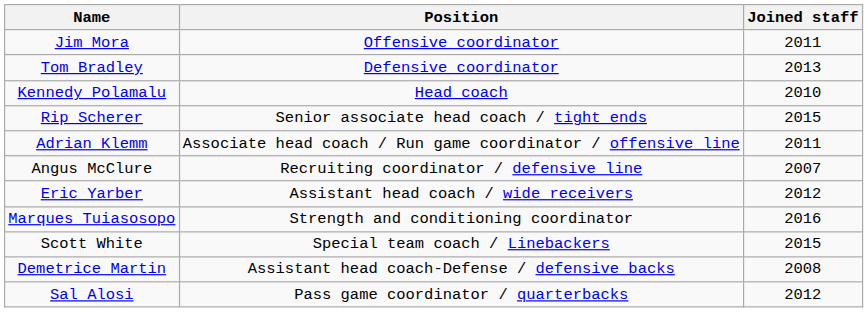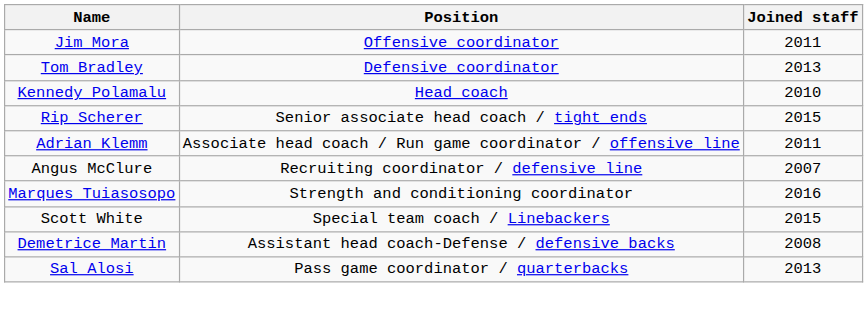- row: (92, 194)
(803, 295) 2012 -> (803, 269) 2013
